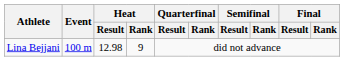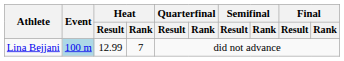(78, 47) no background -> (78, 47) lightblue background
(110, 47) 12.98 -> (110, 47) 12.99
(141, 47) 9 -> (141, 47) 7
